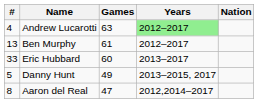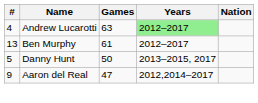- row: (51, 59)
(107, 75) 49 -> (107, 59) 50
(9, 91) 8 -> (9, 75) 9
